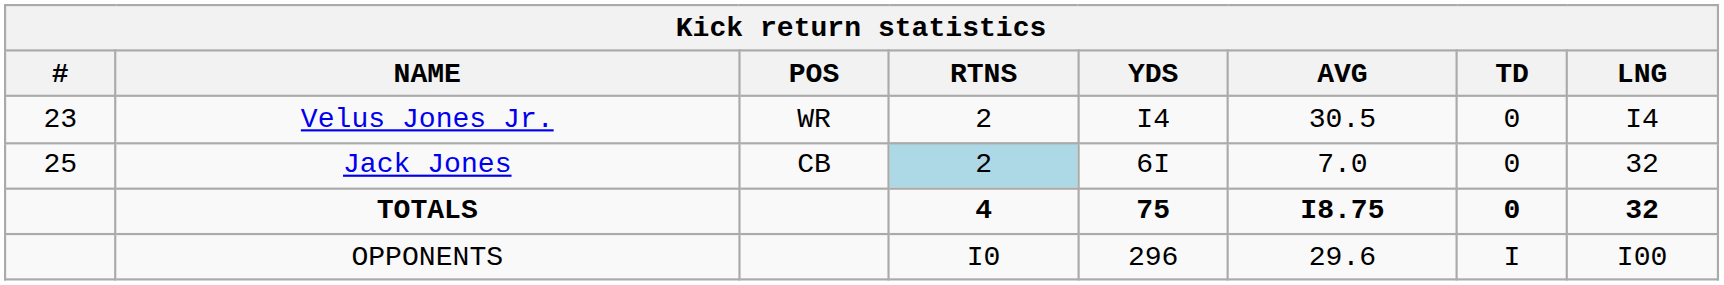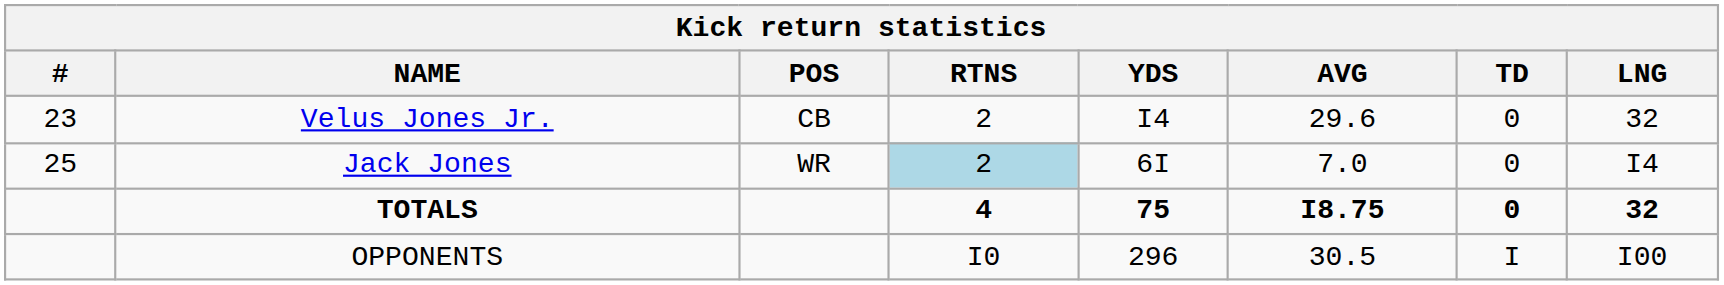(814, 119) WR -> (814, 119) CB
(1342, 119) 30.5 -> (1342, 119) 29.6
(1642, 119) I4 -> (1642, 119) 32
(814, 165) CB -> (814, 165) WR
(1642, 165) 32 -> (1642, 165) I4
(1342, 257) 29.6 -> (1342, 257) 30.5
